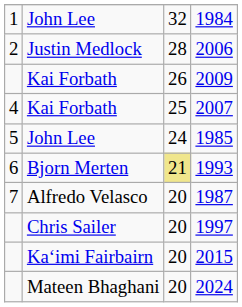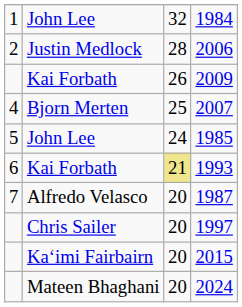(72, 108) Kai Forbath -> (78, 108) Bjorn Merten
(78, 167) Bjorn Merten -> (72, 167) Kai Forbath
